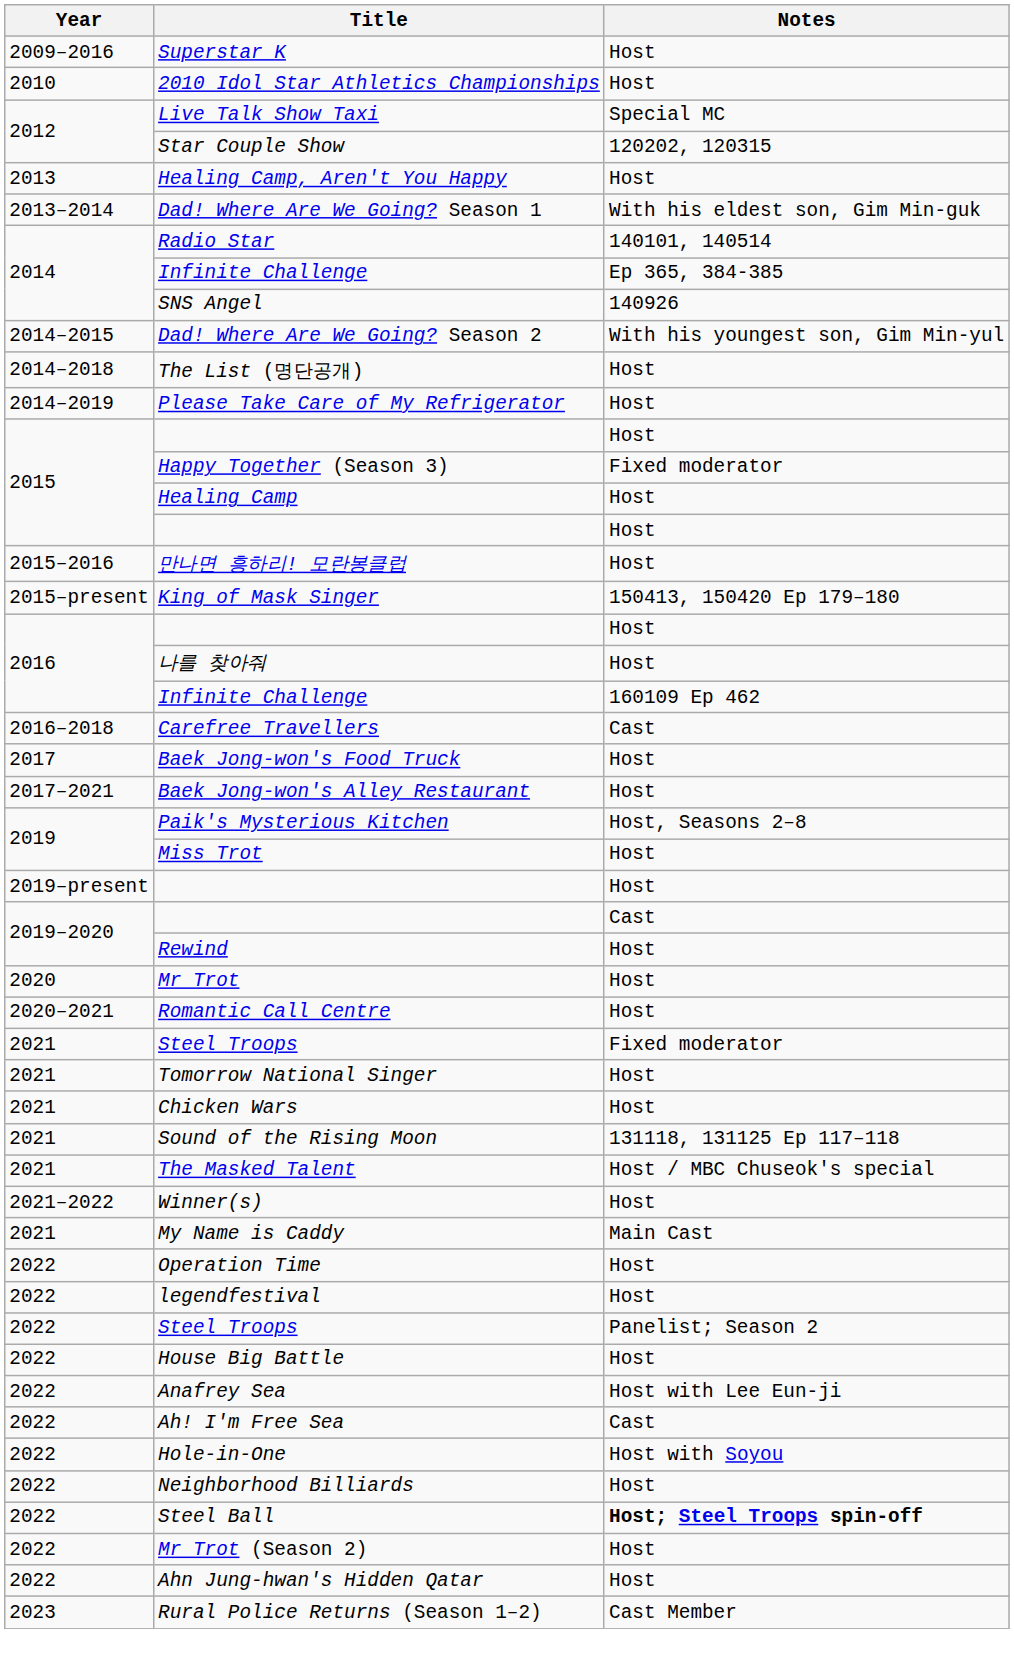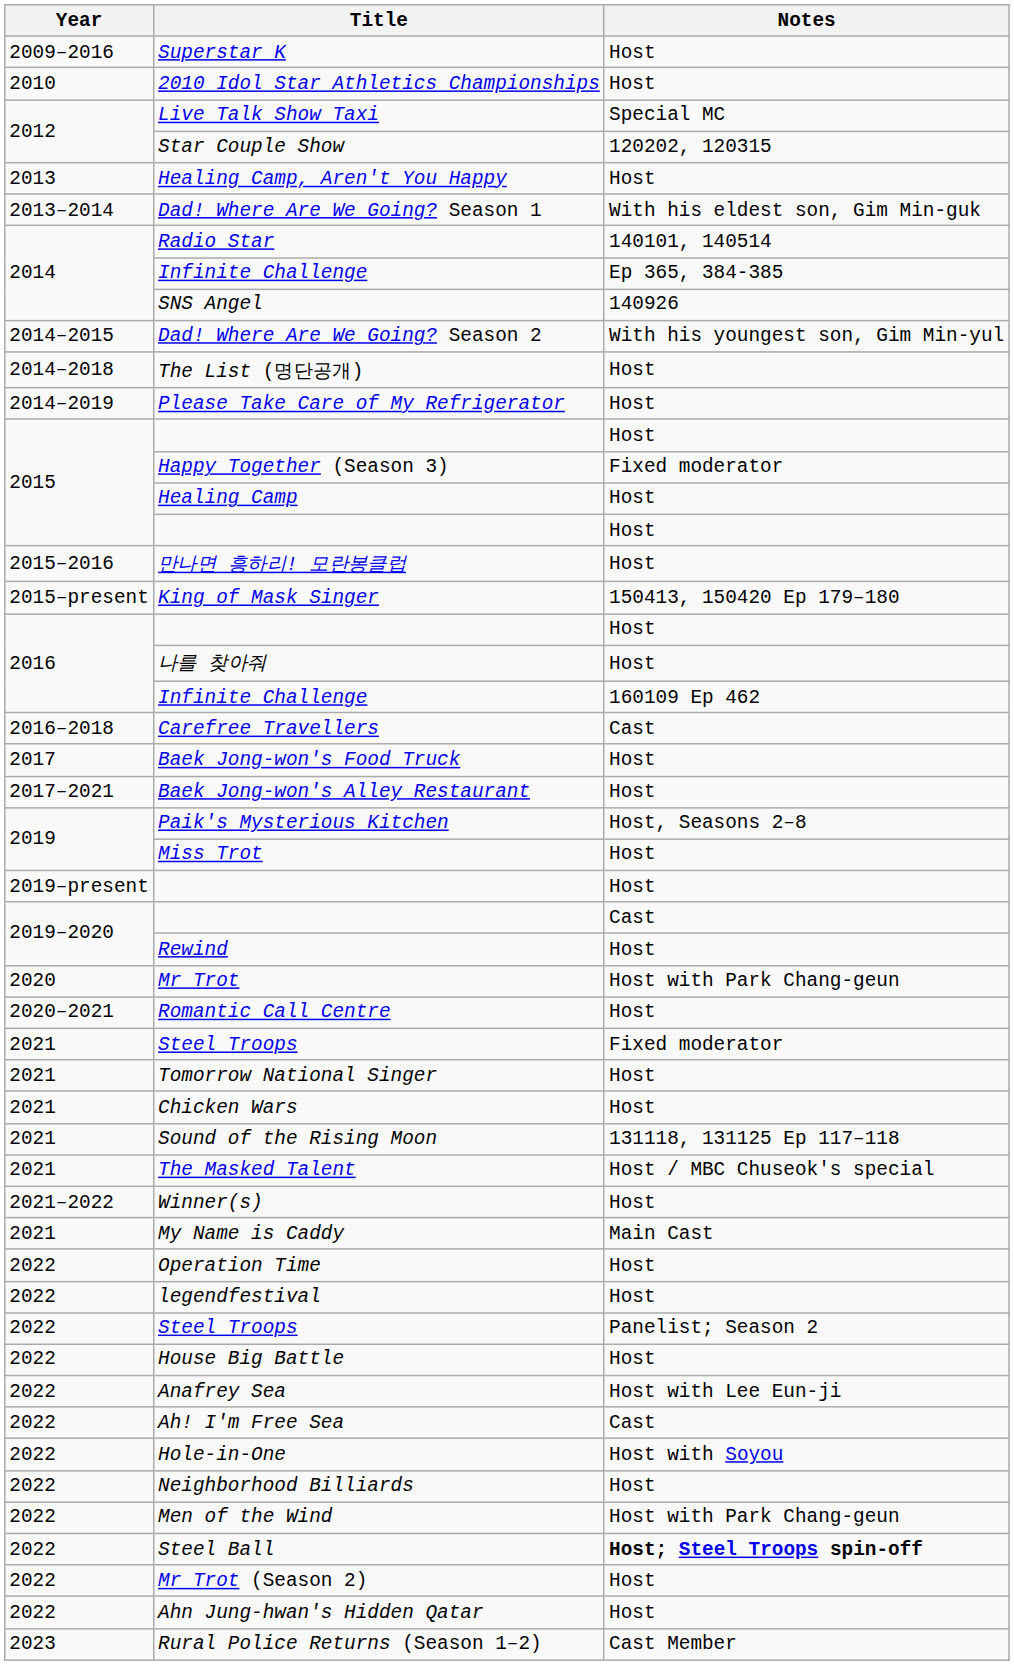(632, 981) Host -> (754, 981) Host with Park Chang-geun
+ row: (33, 1518)
